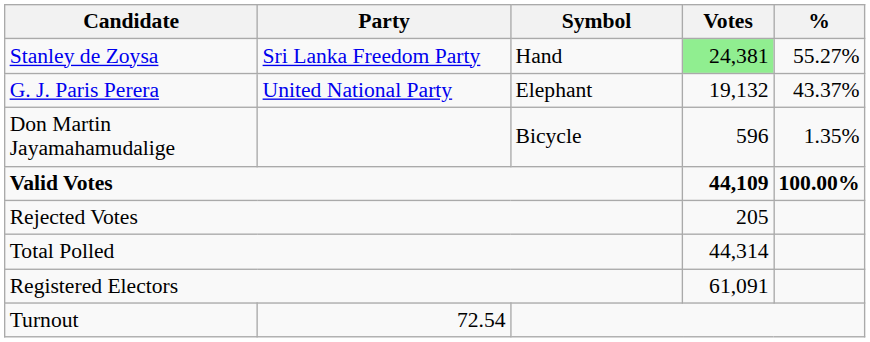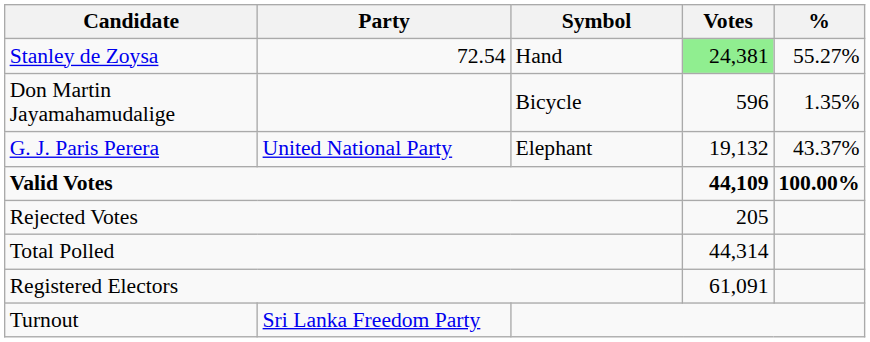(371, 55) Sri Lanka Freedom Party -> (481, 55) 72.54
rows swapped: (84, 90) <-> (92, 136)
(481, 319) 72.54 -> (371, 319) Sri Lanka Freedom Party
